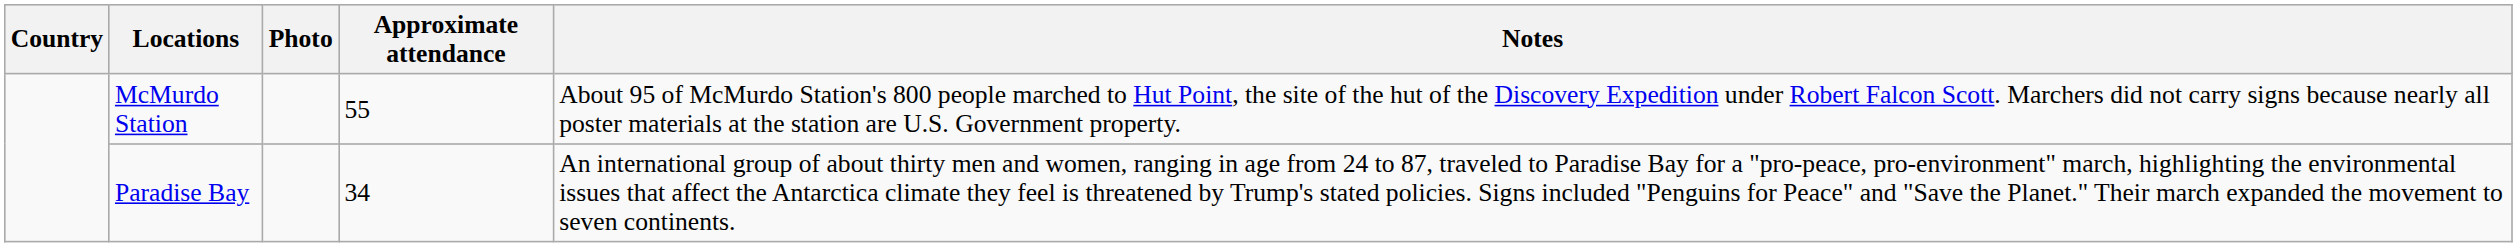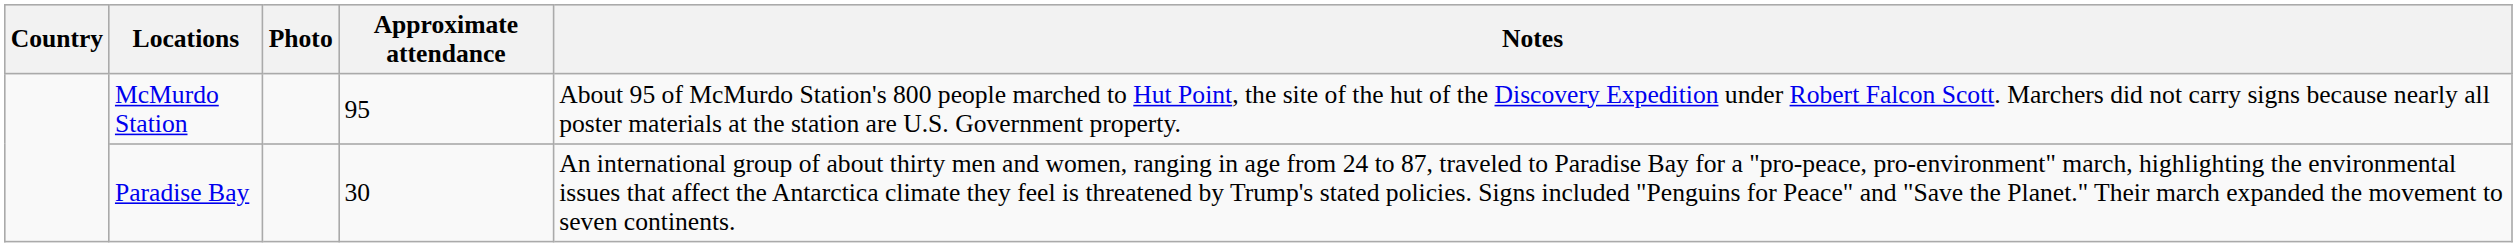(357, 108) 55 -> (357, 108) 95
(357, 192) 34 -> (357, 192) 30
